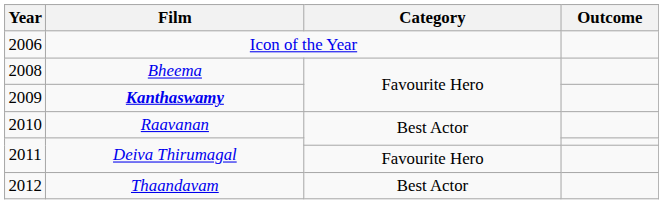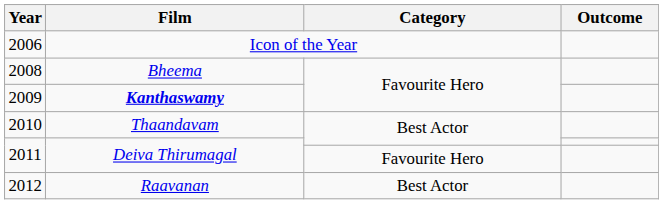(175, 124) Raavanan -> (175, 124) Thaandavam
(175, 185) Thaandavam -> (175, 185) Raavanan
